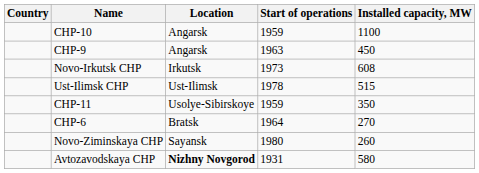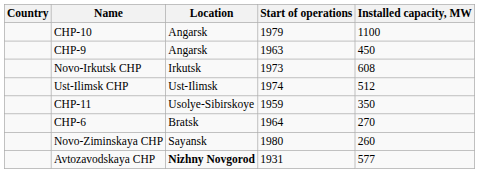(272, 31) 1959 -> (272, 31) 1979
(272, 86) 1978 -> (272, 86) 1974
(366, 86) 515 -> (366, 86) 512
(366, 159) 580 -> (366, 159) 577
